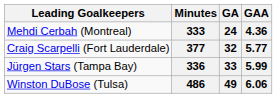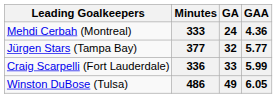(88, 48) Craig Scarpelli (Fort Lauderdale) -> (72, 48) Jürgen Stars (Tampa Bay)
(72, 66) Jürgen Stars (Tampa Bay) -> (88, 66) Craig Scarpelli (Fort Lauderdale)
(256, 84) 6.06 -> (256, 84) 6.05
